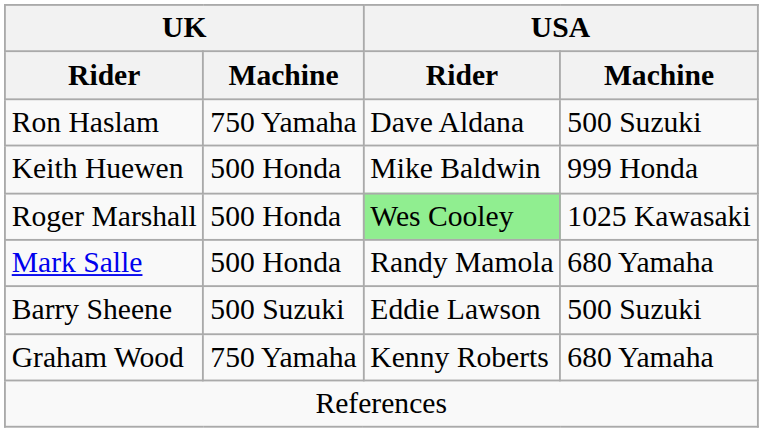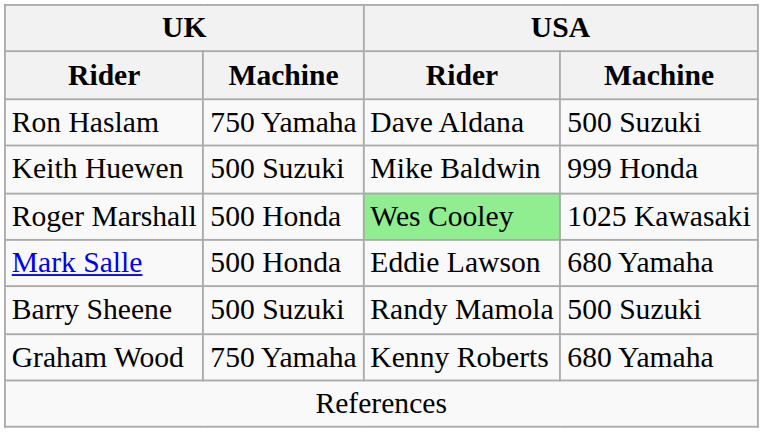(276, 168) 500 Honda -> (277, 168) 500 Suzuki
(462, 262) Randy Mamola -> (455, 262) Eddie Lawson
(455, 309) Eddie Lawson -> (462, 309) Randy Mamola
